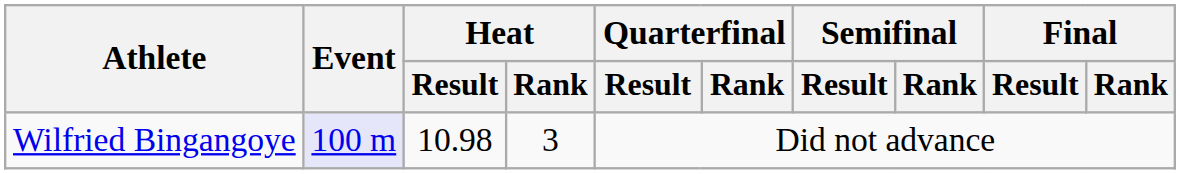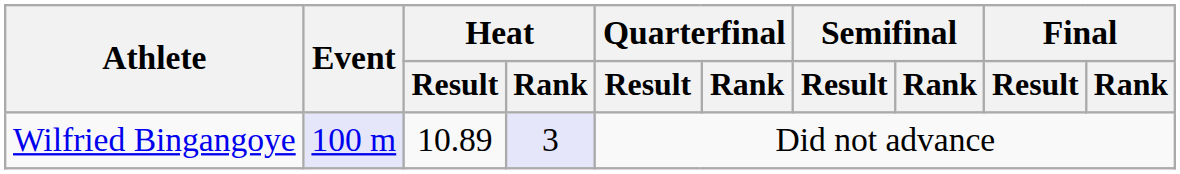(455, 140) 10.98 -> (455, 140) 10.89
(550, 140) no background -> (550, 140) lavender background
